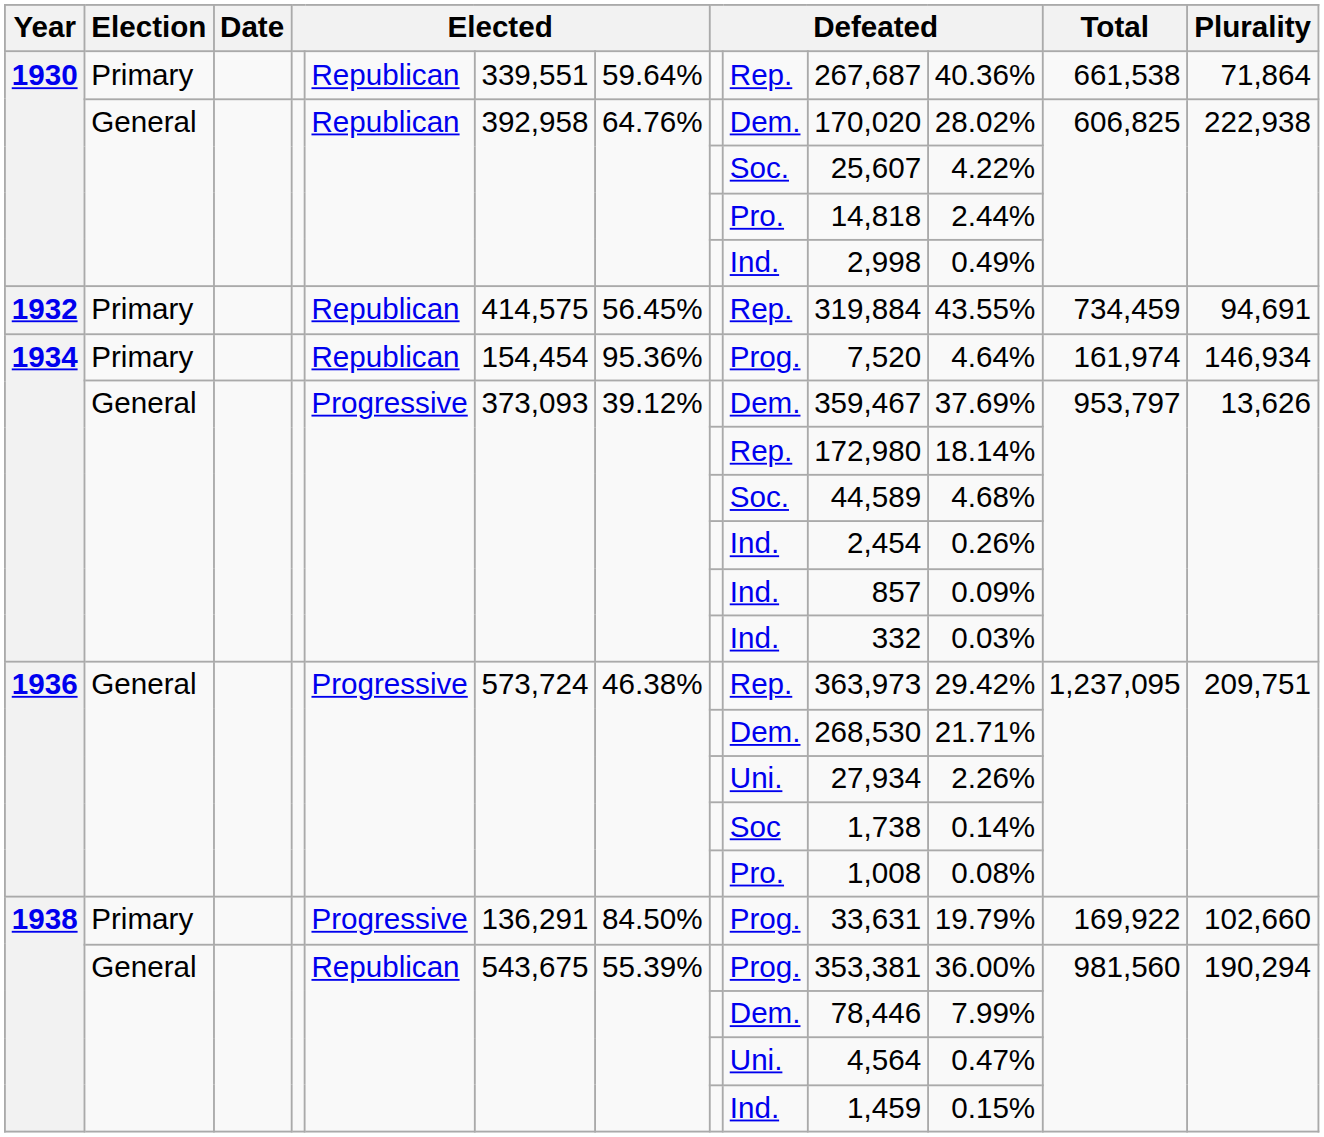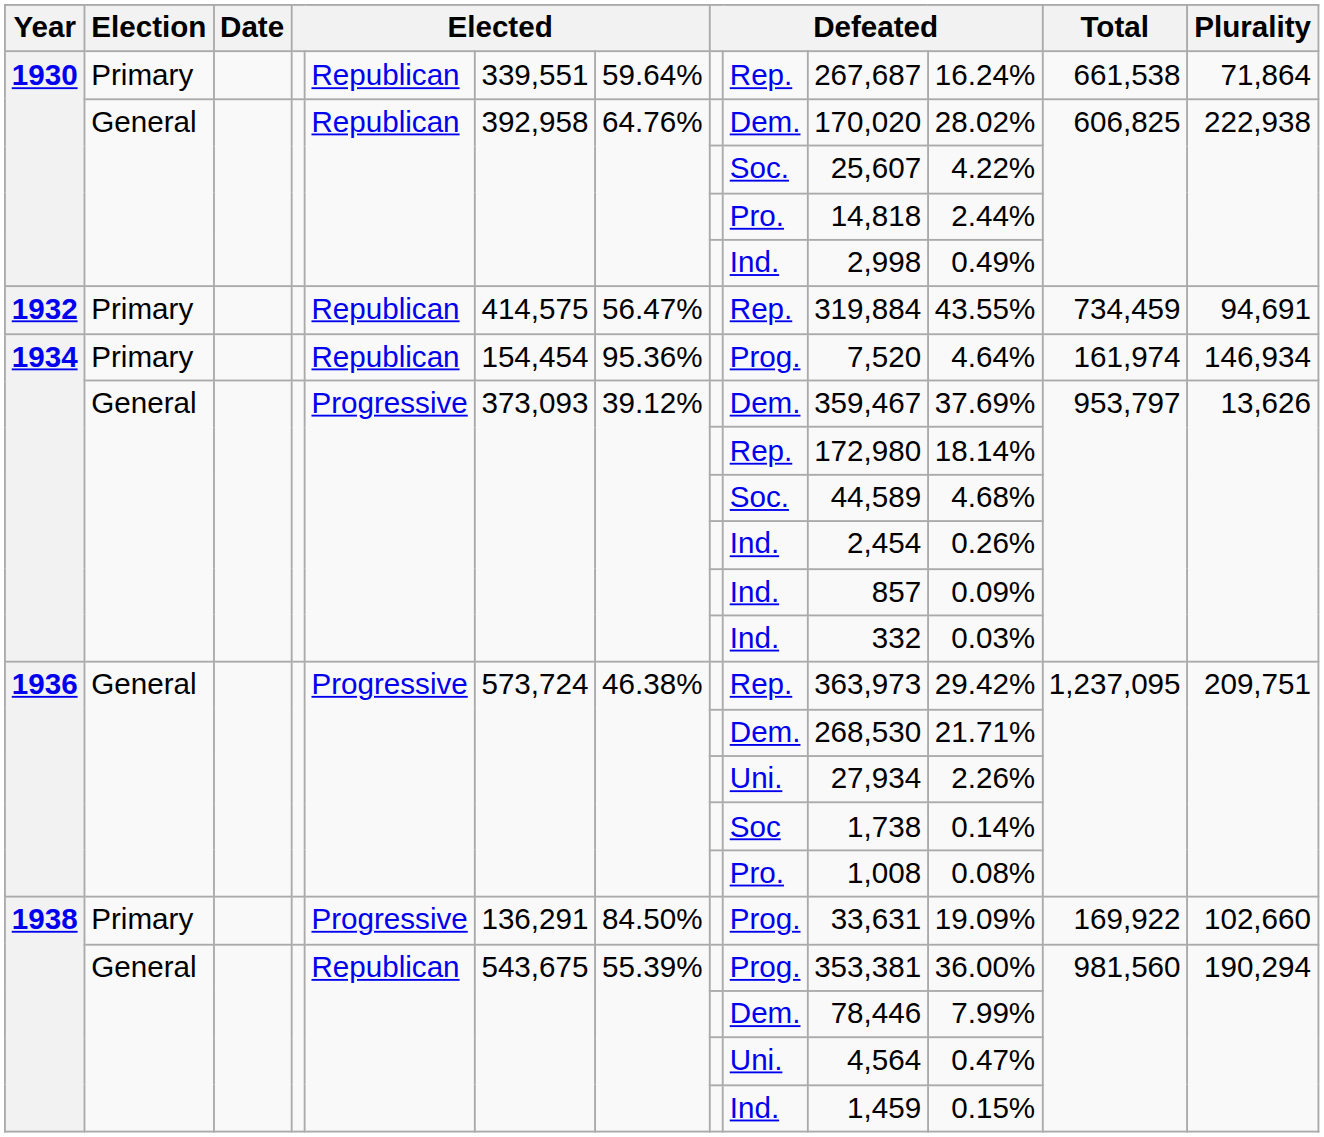(985, 74) 40.36% -> (985, 74) 16.24%
(652, 309) 56.45% -> (652, 309) 56.47%
(985, 919) 19.79% -> (985, 919) 19.09%
